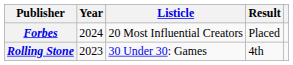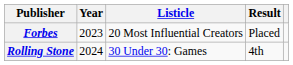(91, 32) 2024 -> (91, 32) 2023
(91, 51) 2023 -> (91, 51) 2024
